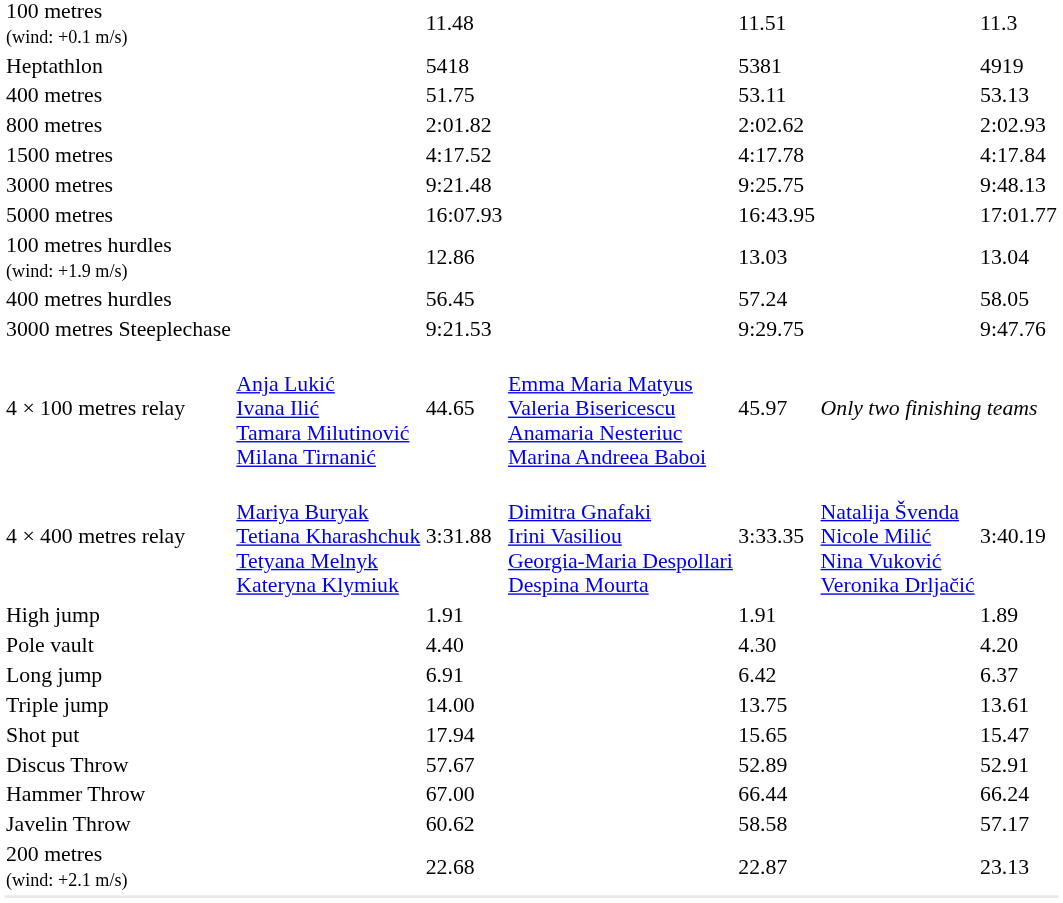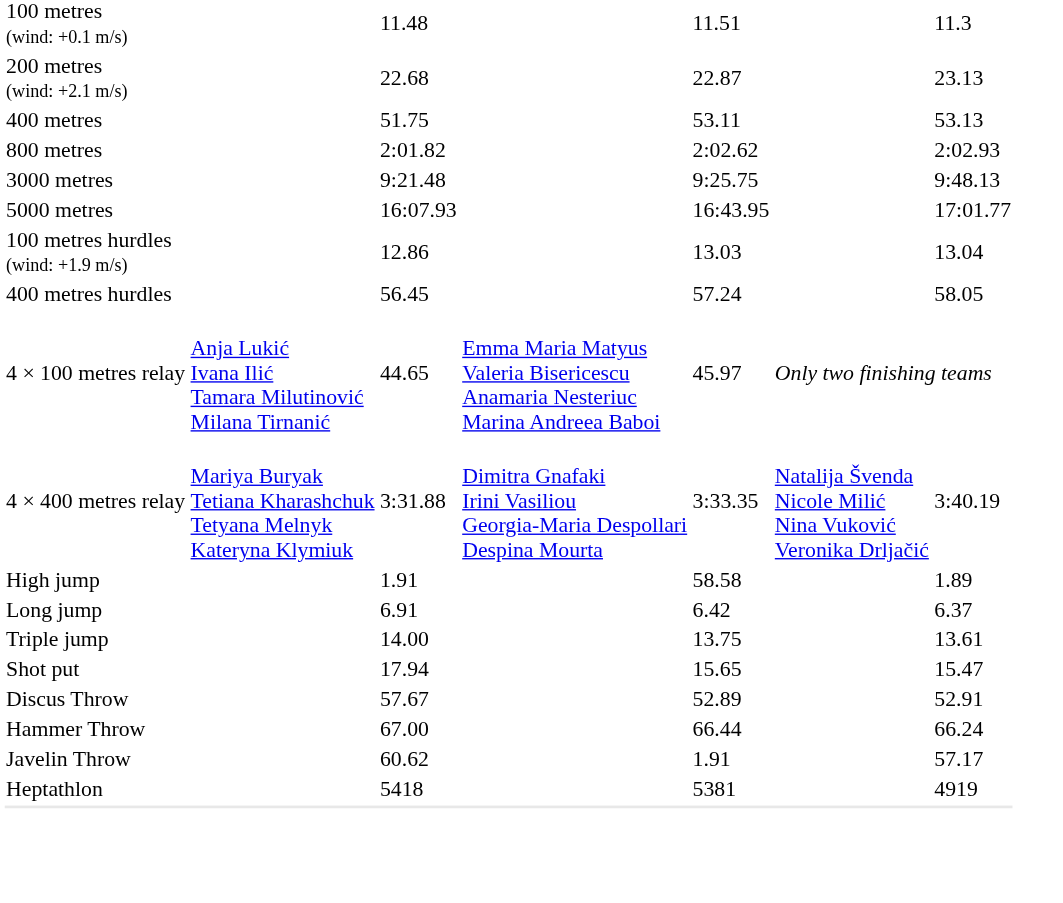rows swapped: (67, 866) <-> (54, 65)
- row: (60, 155)
- row: (118, 329)
(757, 614) 1.91 -> (717, 579) 58.58
- row: (50, 644)
(763, 824) 58.58 -> (712, 759) 1.91
